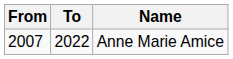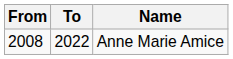(26, 41) 2007 -> (26, 41) 2008
